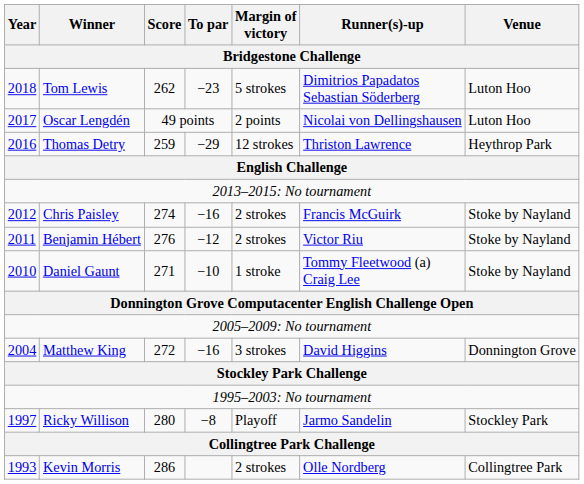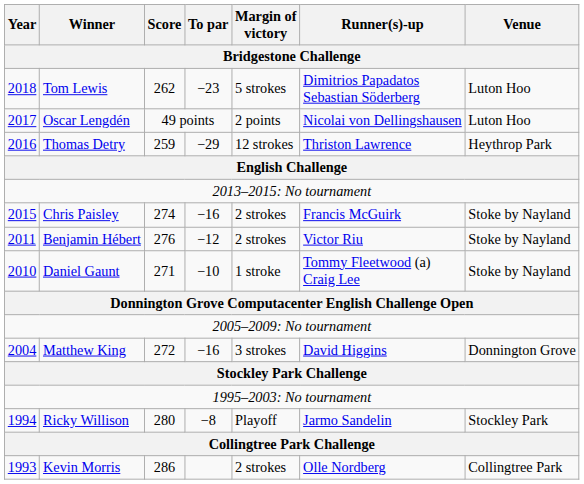(22, 215) 2012 -> (22, 215) 2015
(22, 420) 1997 -> (22, 420) 1994
